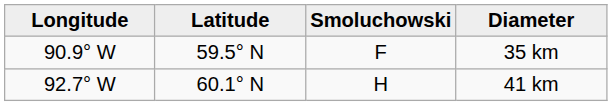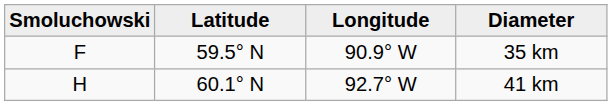columns swapped: (381, 20) <-> (80, 20)
